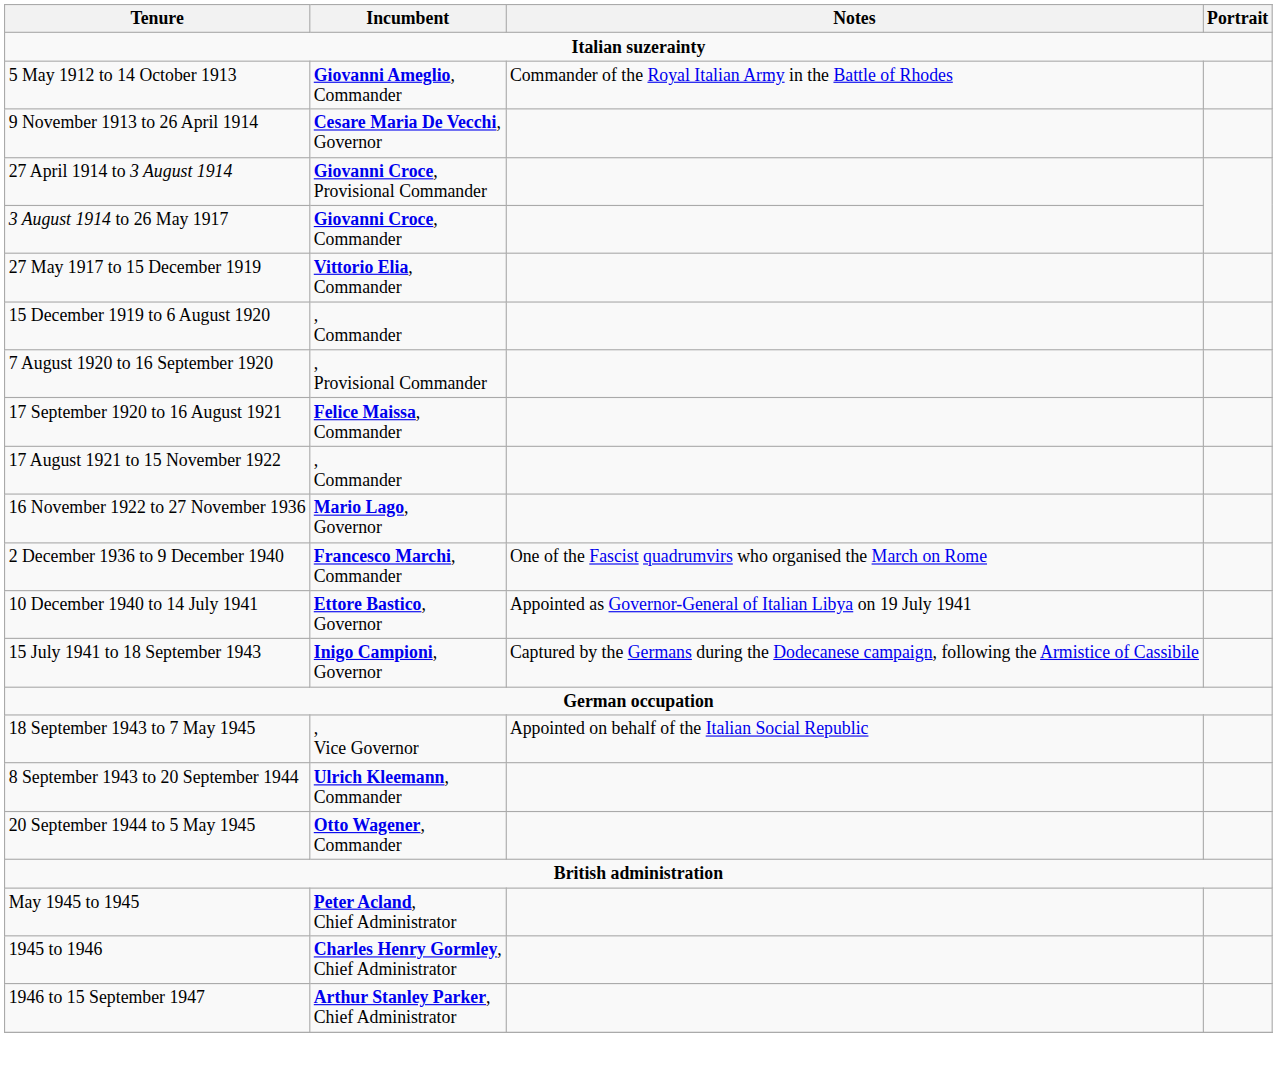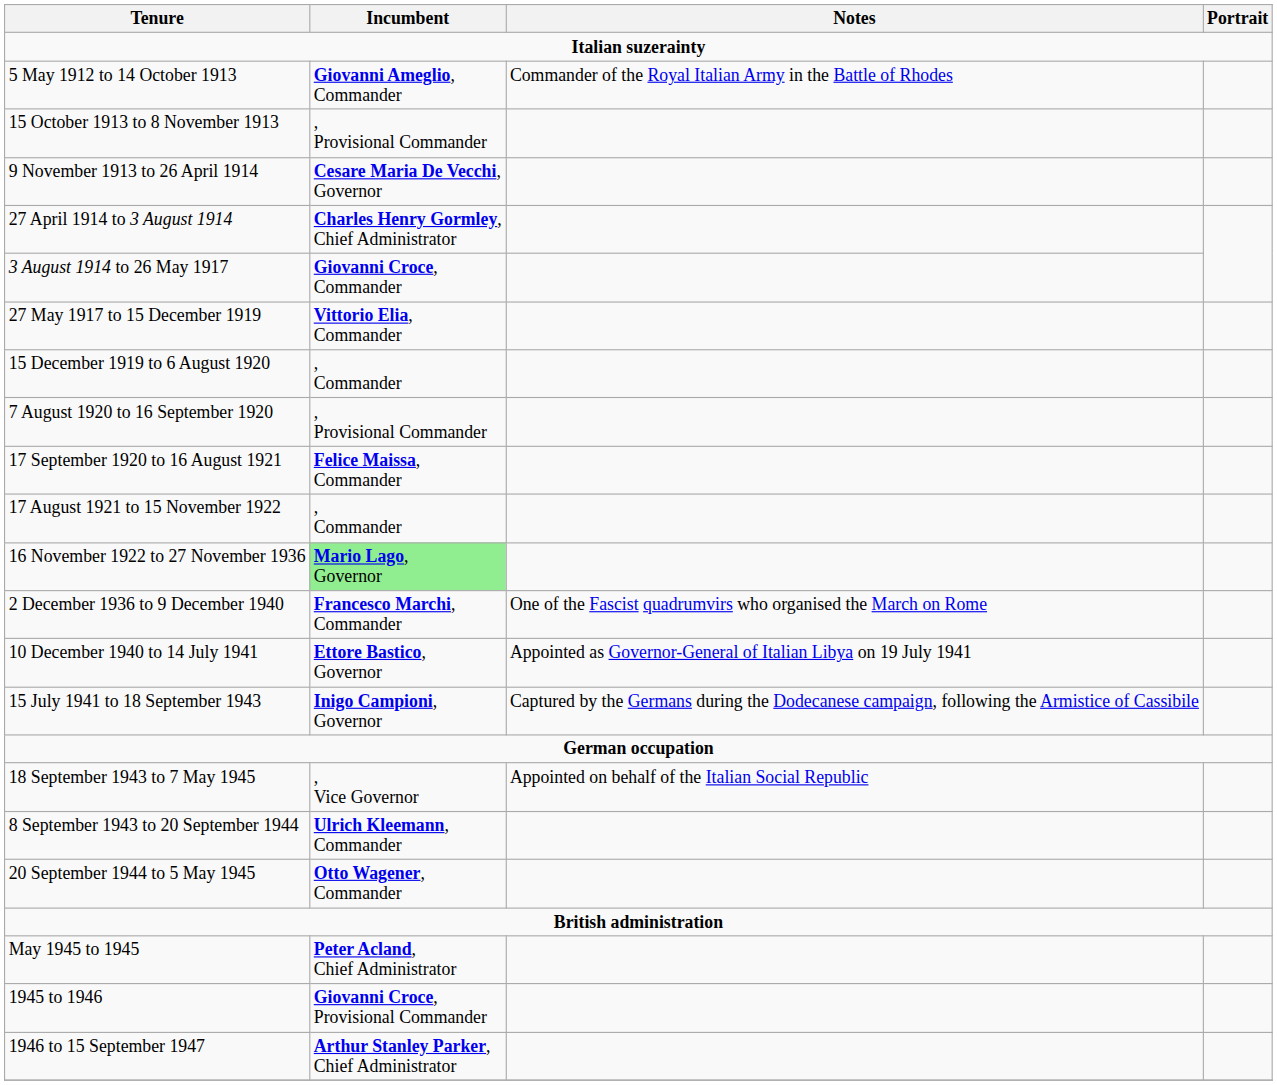+ row: (144, 123)
(400, 181) Giovanni Croce, Provisional Commander -> (408, 229) Charles Henry Gormley, Chief Administrator
(361, 518) no background -> (361, 566) lightgreen background
(408, 959) Charles Henry Gormley, Chief Administrator -> (400, 1007) Giovanni Croce, Provisional Commander
